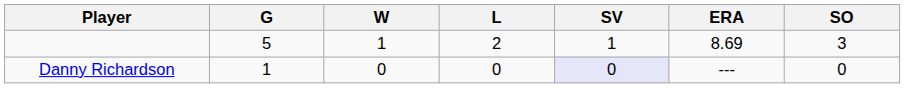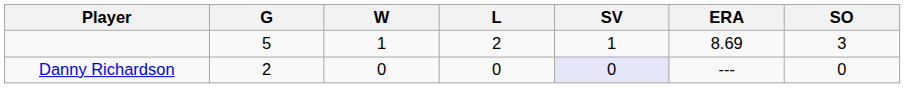(267, 69) 1 -> (267, 69) 2
